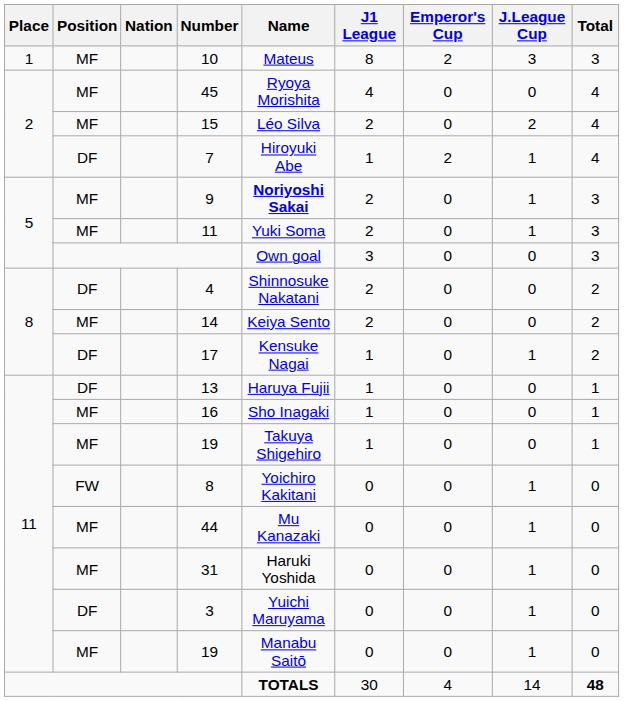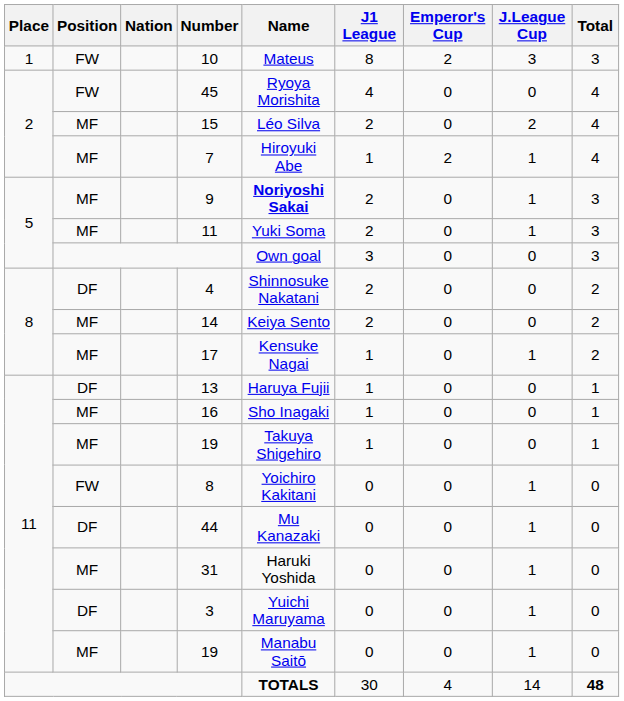(87, 58) MF -> (87, 58) FW
(87, 91) MF -> (87, 91) FW
(87, 157) DF -> (87, 157) MF
(87, 354) DF -> (87, 354) MF
(87, 527) MF -> (87, 527) DF
